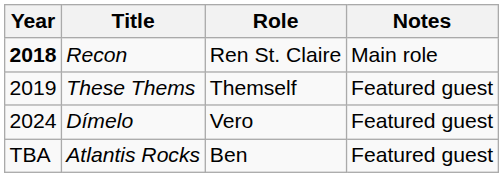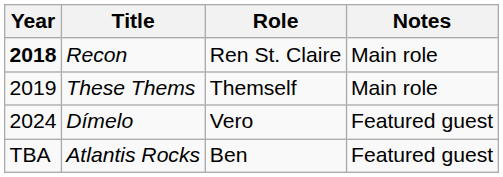(422, 88) Featured guest -> (394, 88) Main role
